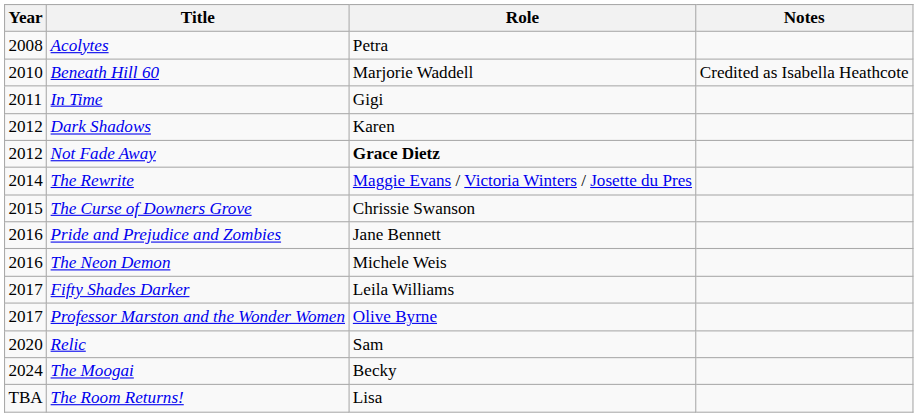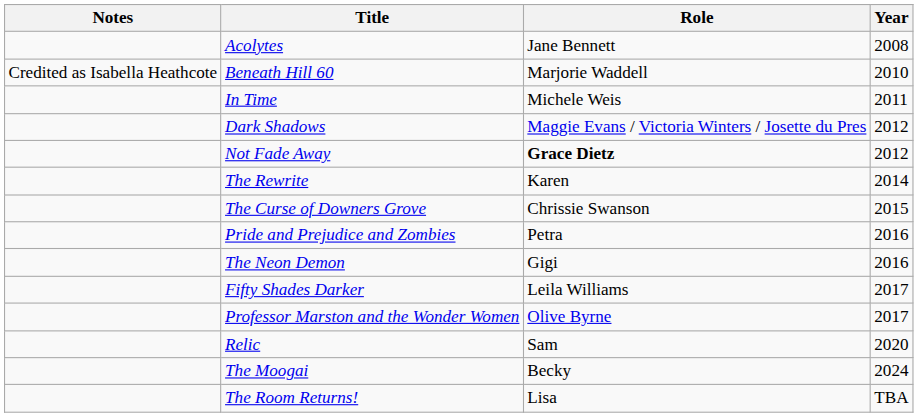columns swapped: (26, 18) <-> (804, 18)
(370, 45) Petra -> (571, 45) Jane Bennett
(368, 99) Gigi -> (574, 99) Michele Weis
(374, 126) Karen -> (697, 126) Maggie Evans / Victoria Winters / Josette du Pres
(522, 180) Maggie Evans / Victoria Winters / Josette du Pres -> (548, 180) Karen
(397, 235) Jane Bennett -> (545, 235) Petra
(400, 262) Michele Weis -> (543, 262) Gigi
